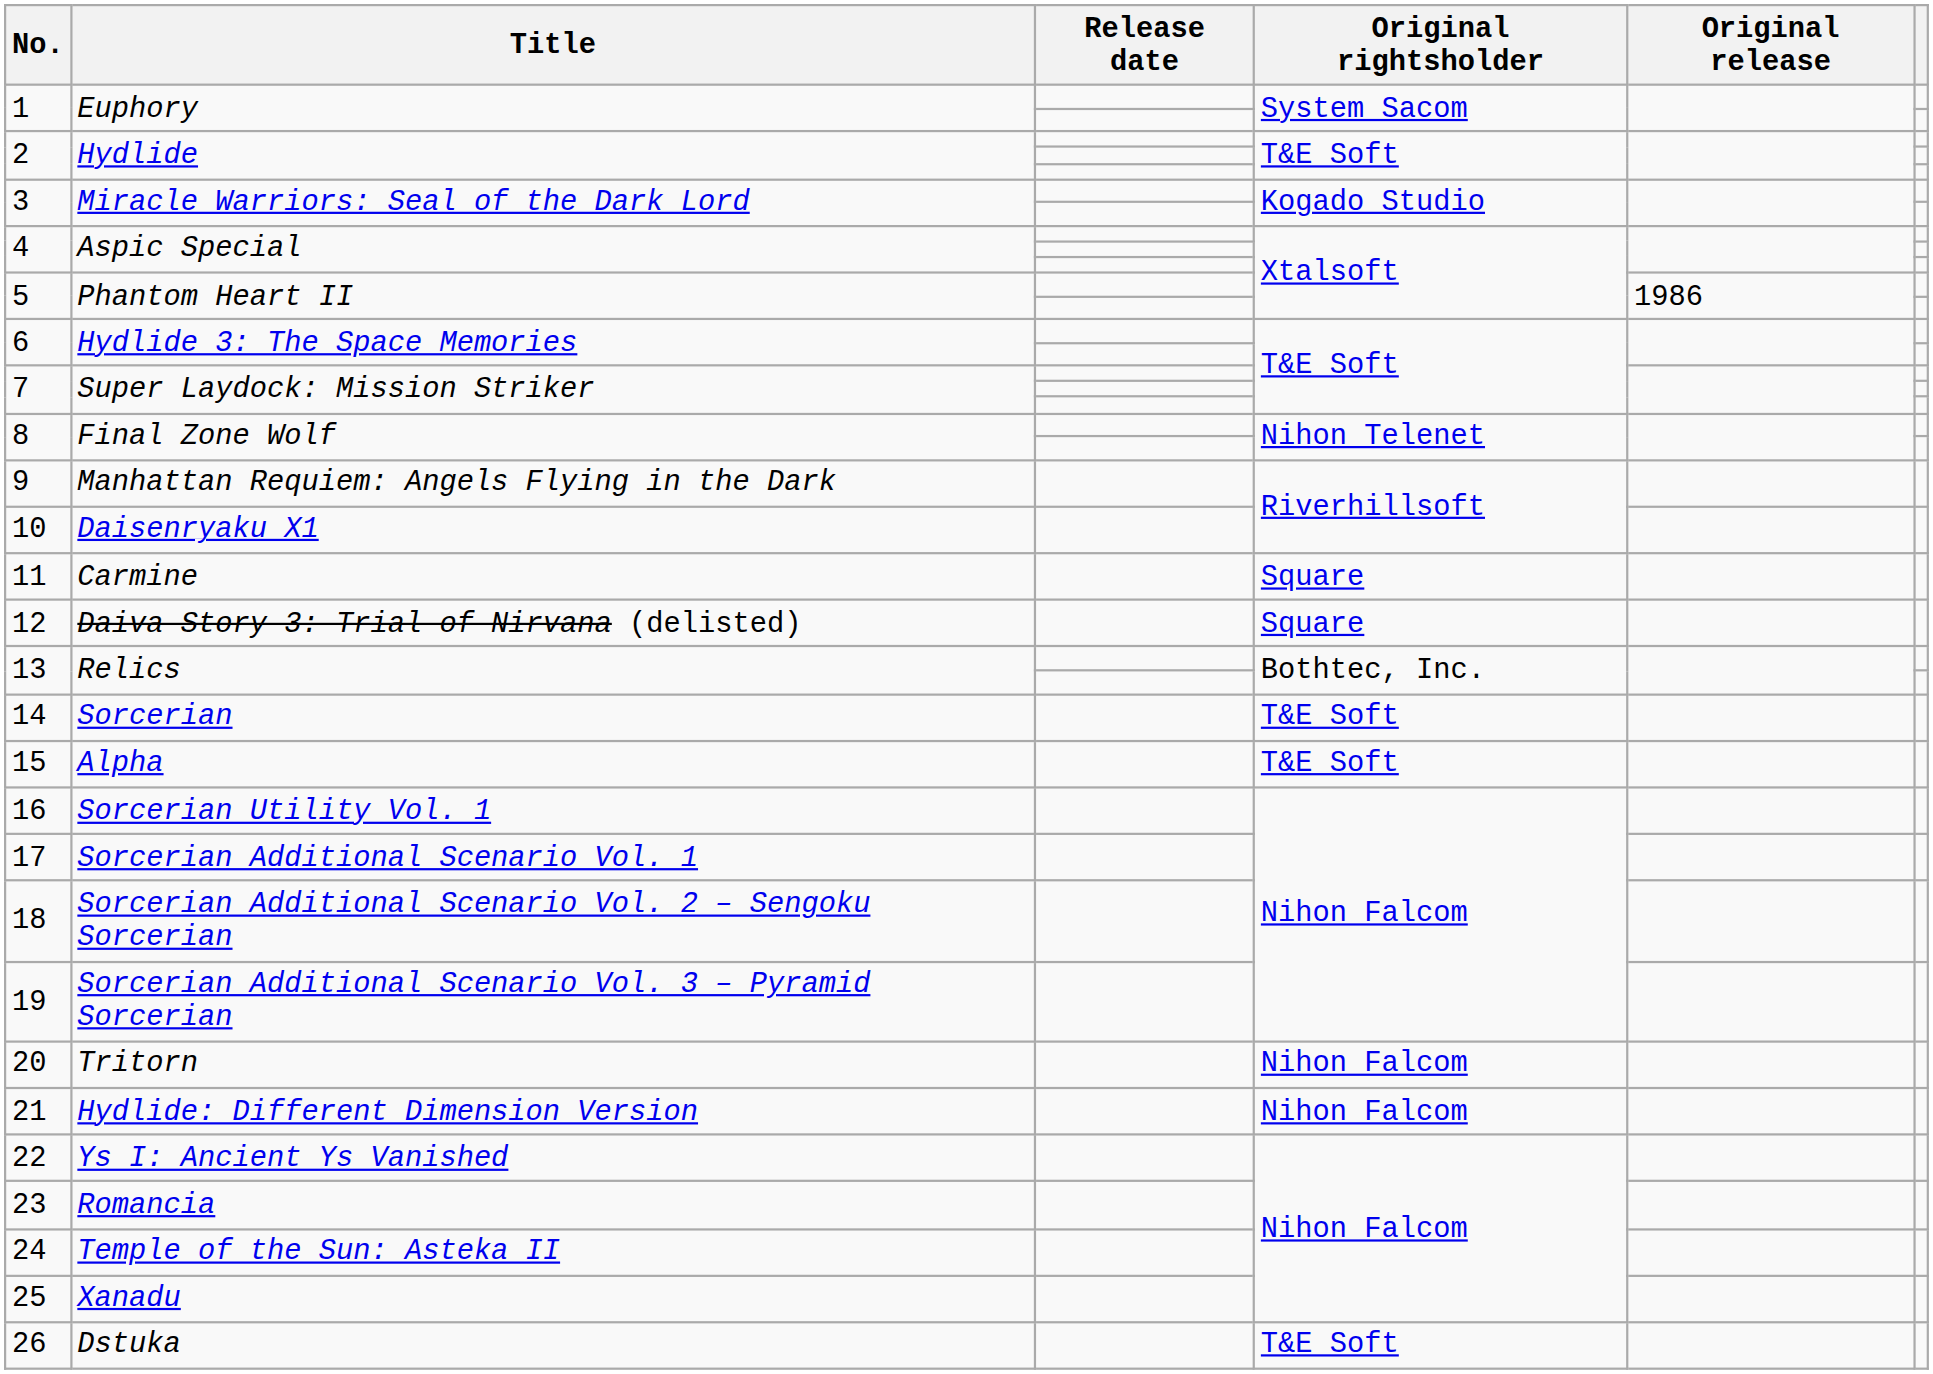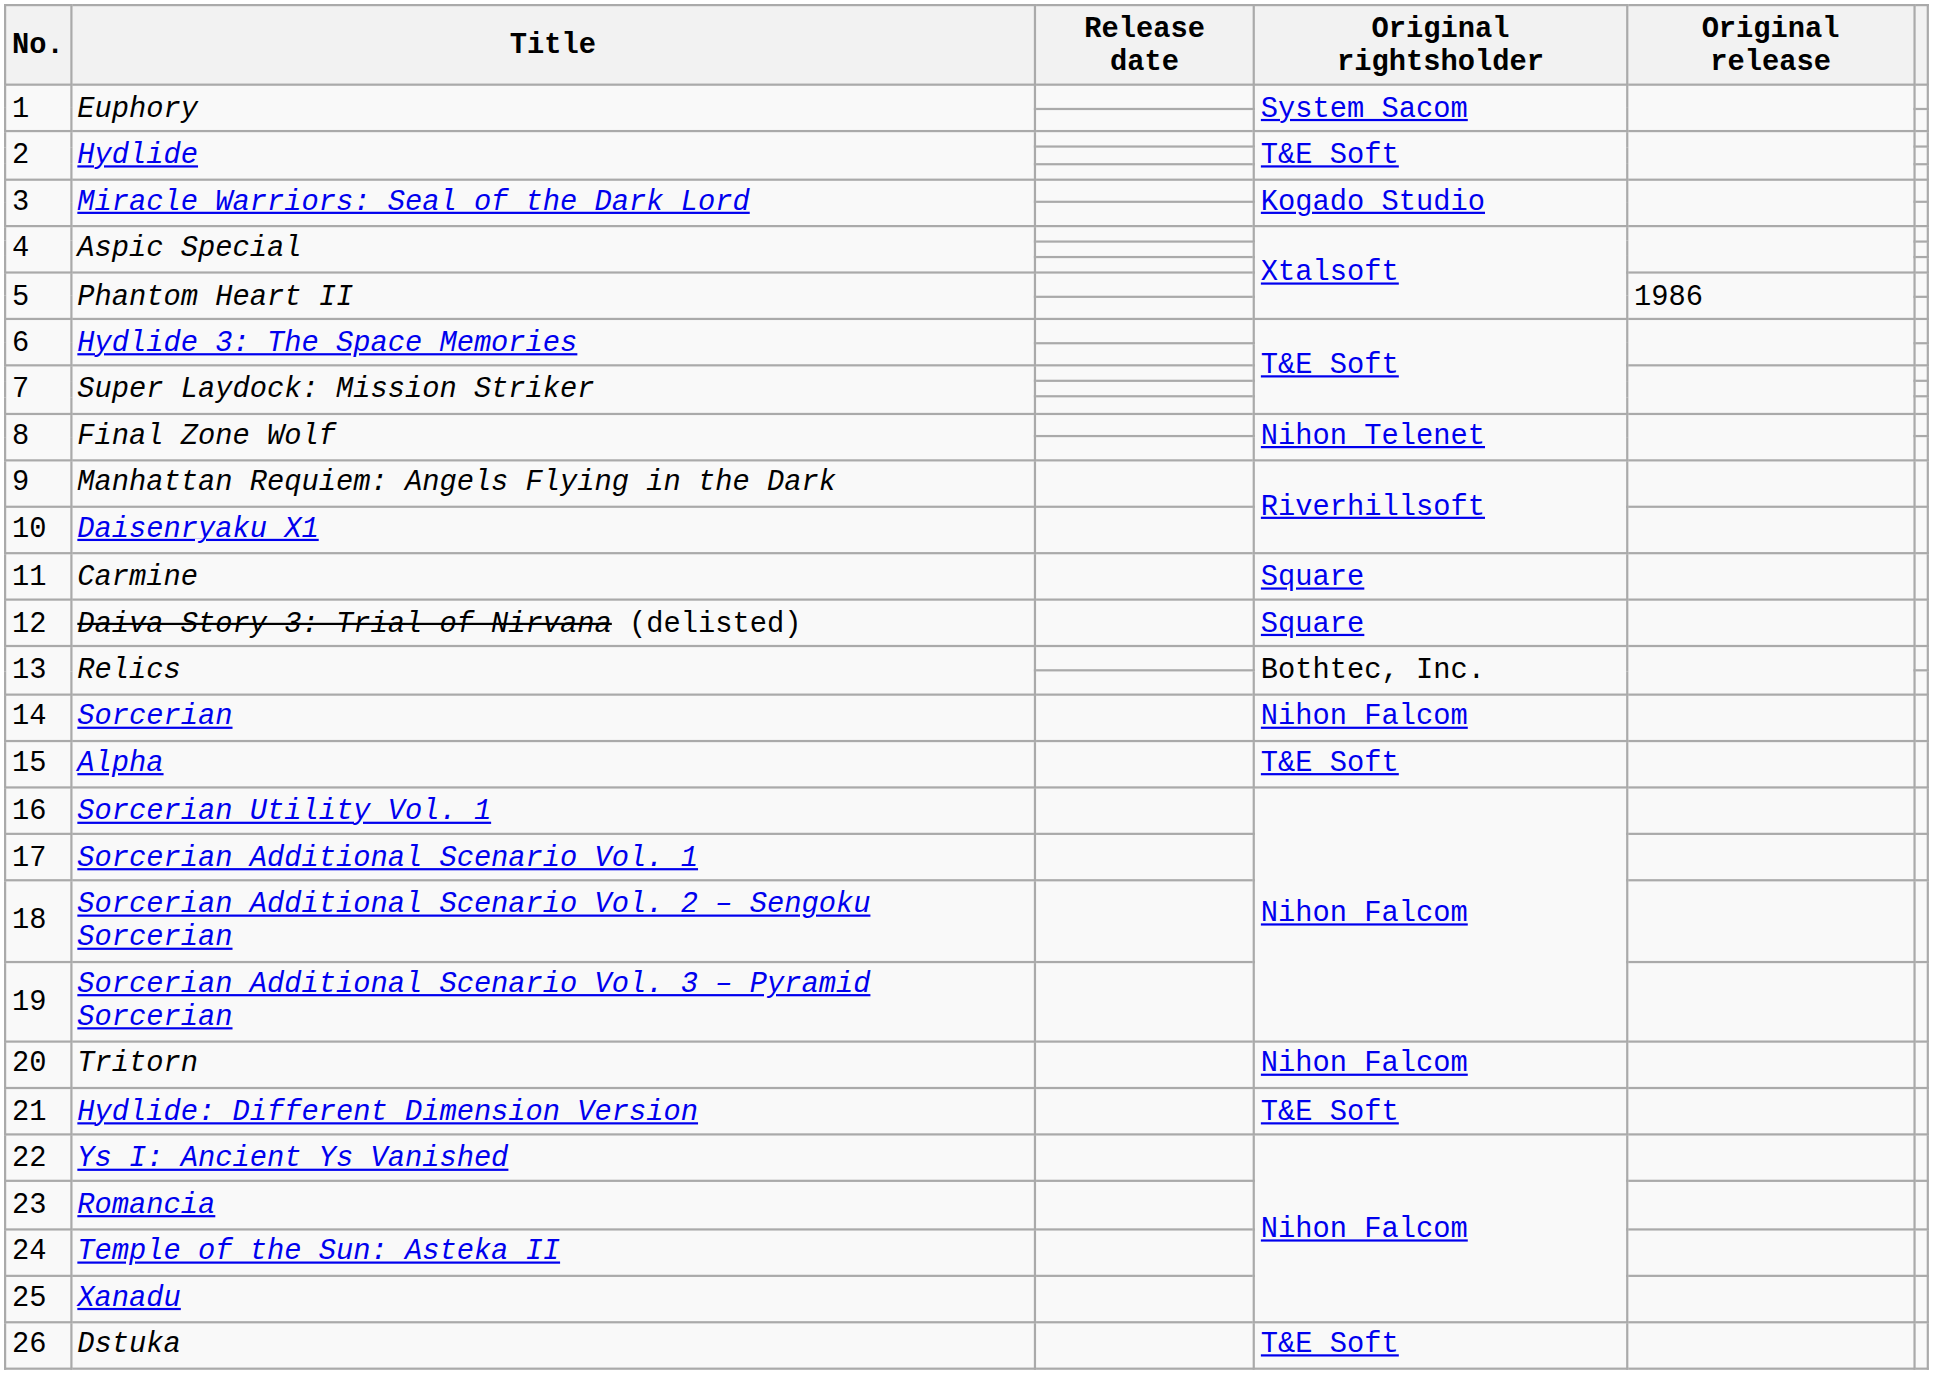(1330, 717) T&E Soft -> (1364, 717) Nihon Falcom
(1364, 1111) Nihon Falcom -> (1330, 1111) T&E Soft
